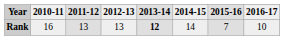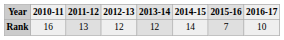(119, 27) 13 -> (119, 27) 12
(155, 27) bold -> (155, 27) normal
